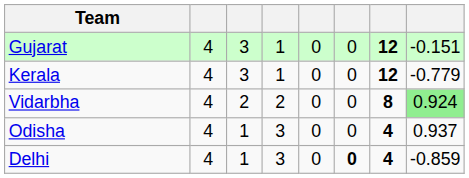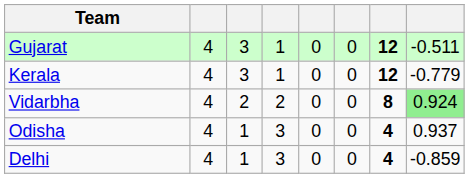(435, 46) -0.151 -> (435, 46) -0.511
(352, 159) bold -> (352, 159) normal
